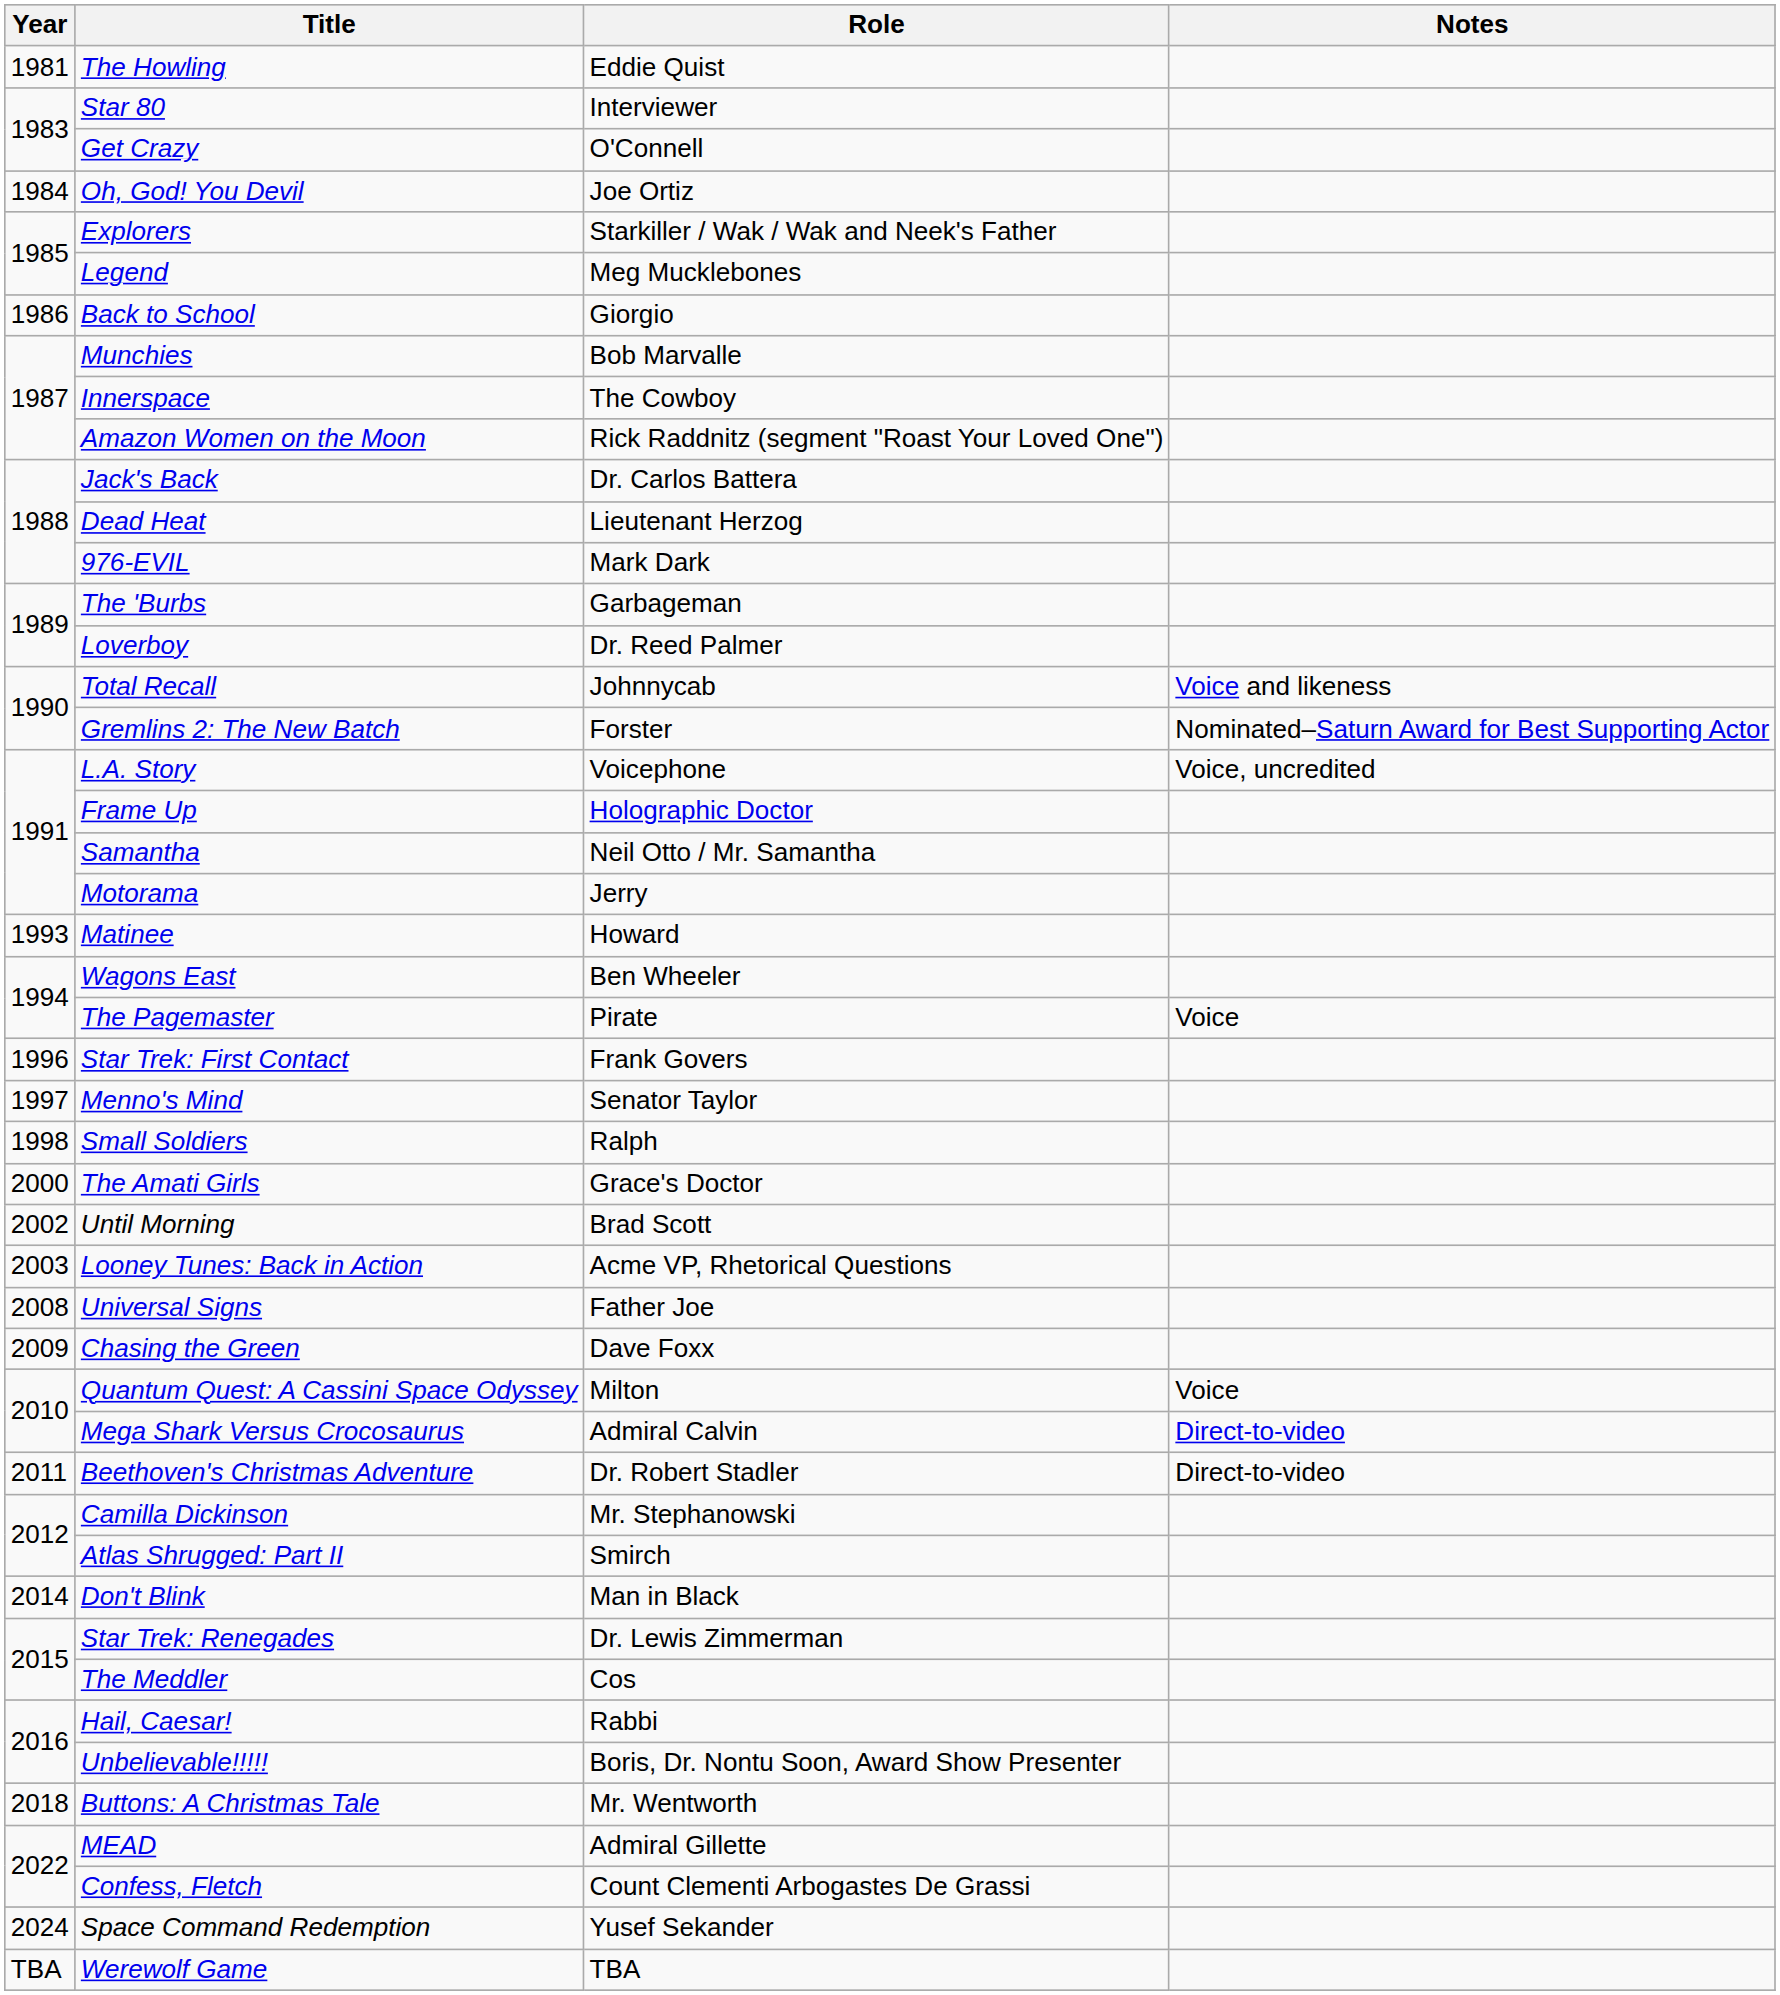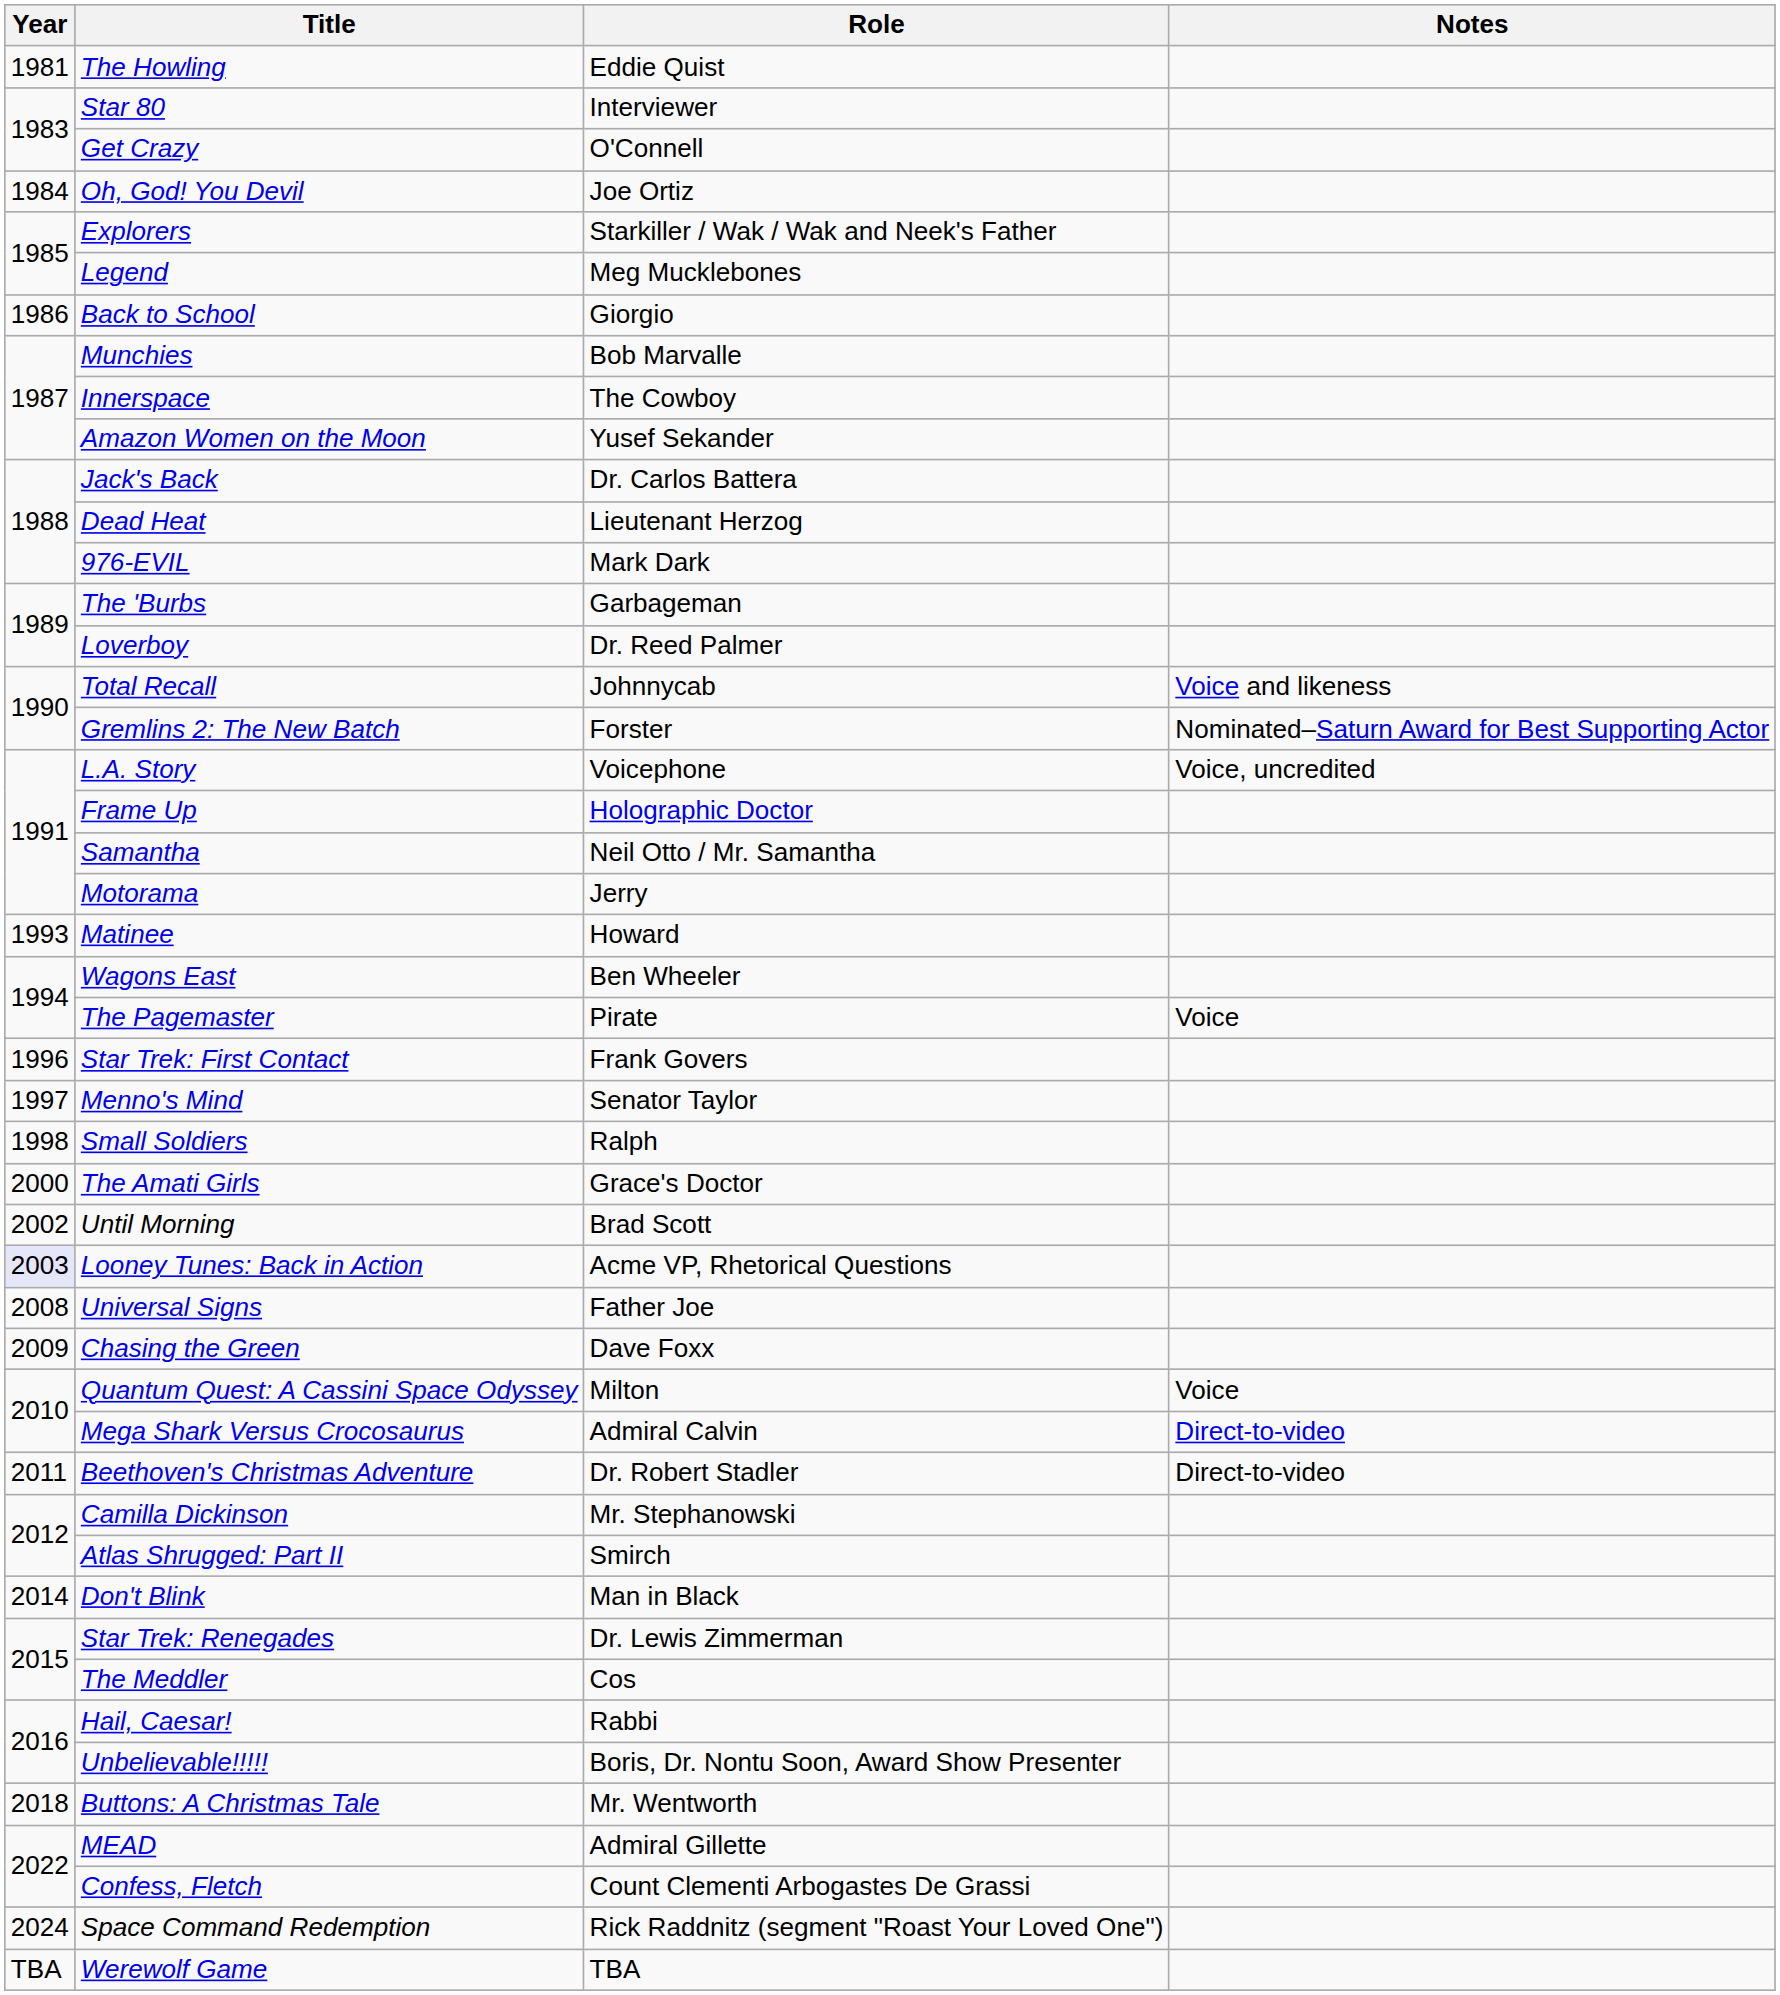(876, 438) Rick Raddnitz (segment "Roast Your Loved One") -> (682, 438) Yusef Sekander
(40, 1266) no background -> (40, 1266) lavender background
(682, 1927) Yusef Sekander -> (876, 1927) Rick Raddnitz (segment "Roast Your Loved One")
